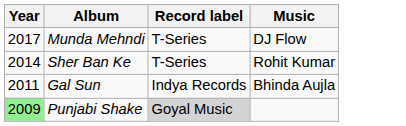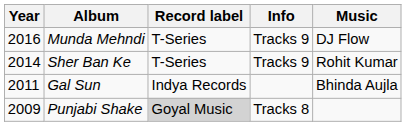+ column: (281, 16)
(24, 39) 2017 -> (24, 39) 2016
(24, 109) lightgreen background -> (24, 109) no background
